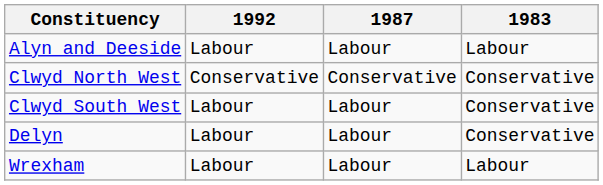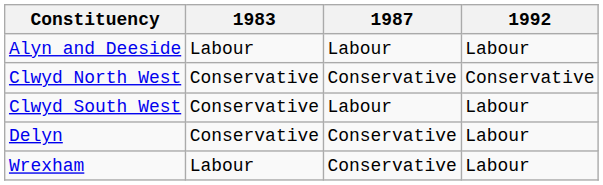columns swapped: (530, 19) <-> (254, 19)
(360, 136) Labour -> (392, 136) Conservative
(360, 166) Labour -> (392, 166) Conservative
